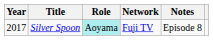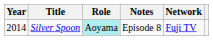columns swapped: (140, 12) <-> (182, 12)
(16, 27) 2017 -> (16, 27) 2014
